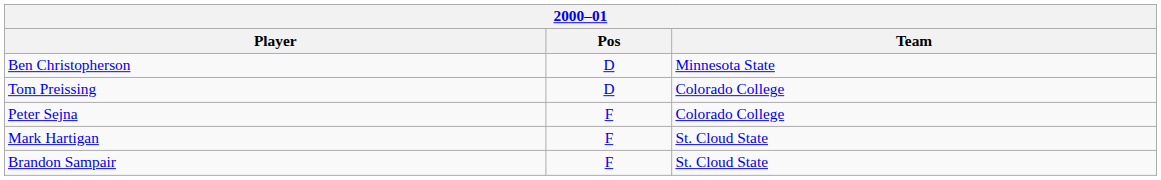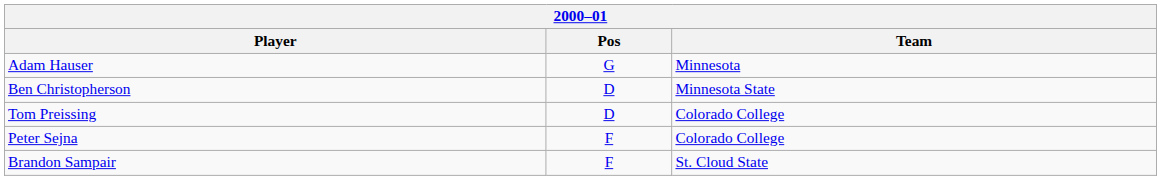+ row: (50, 65)
- row: (53, 138)
